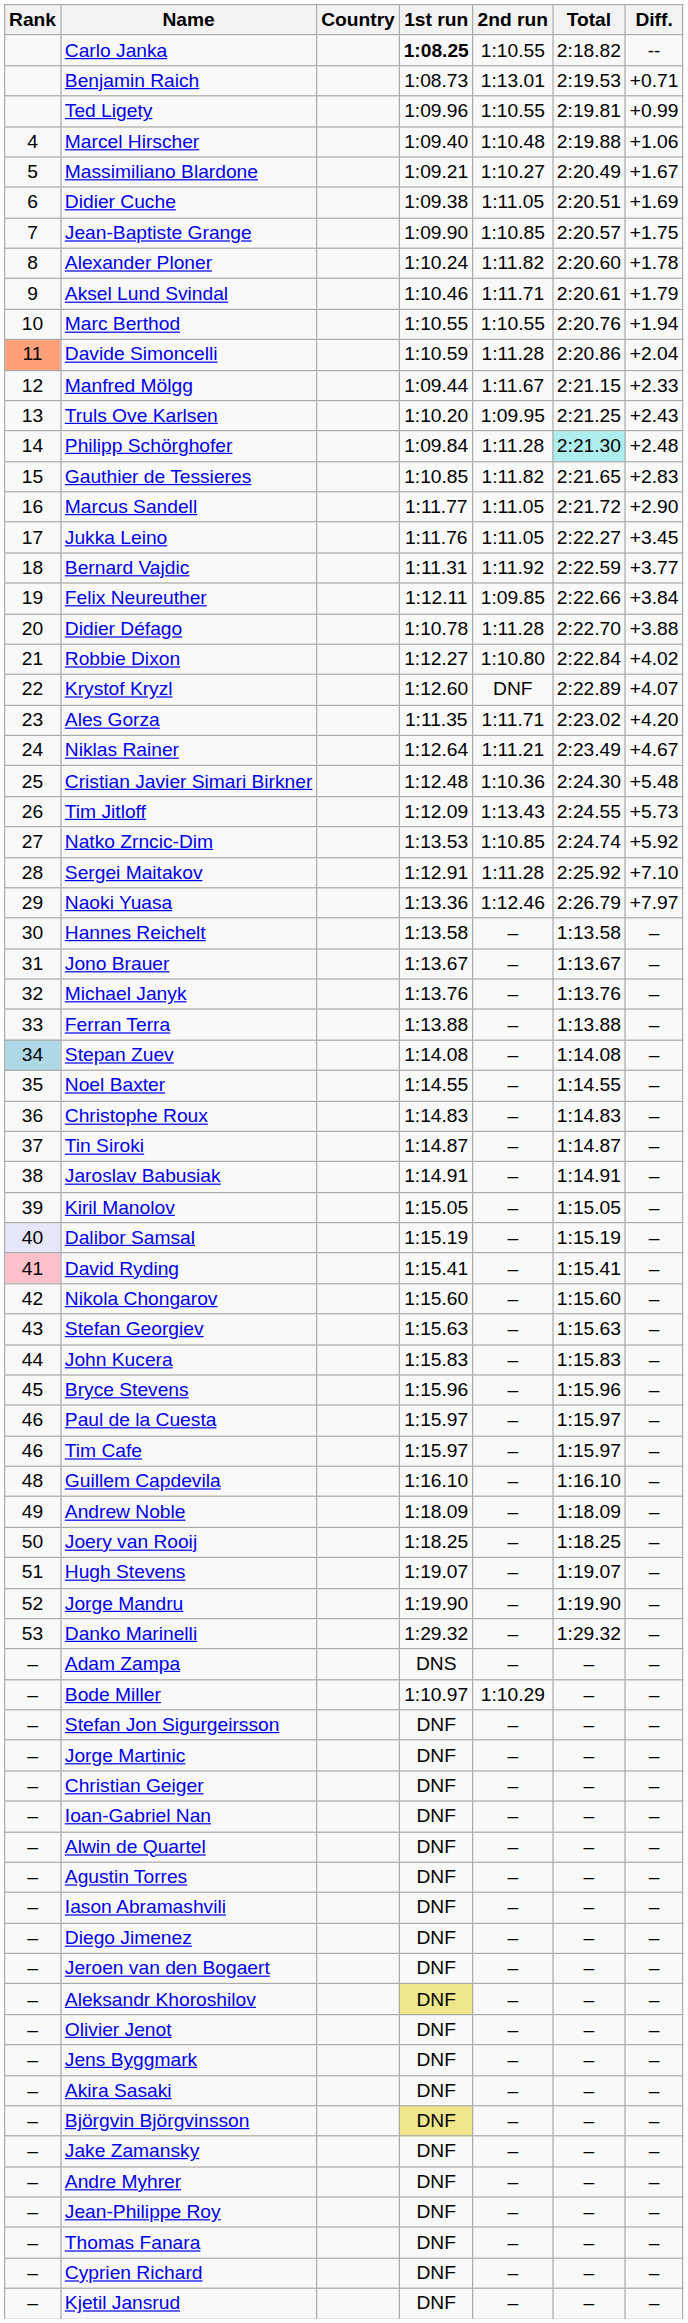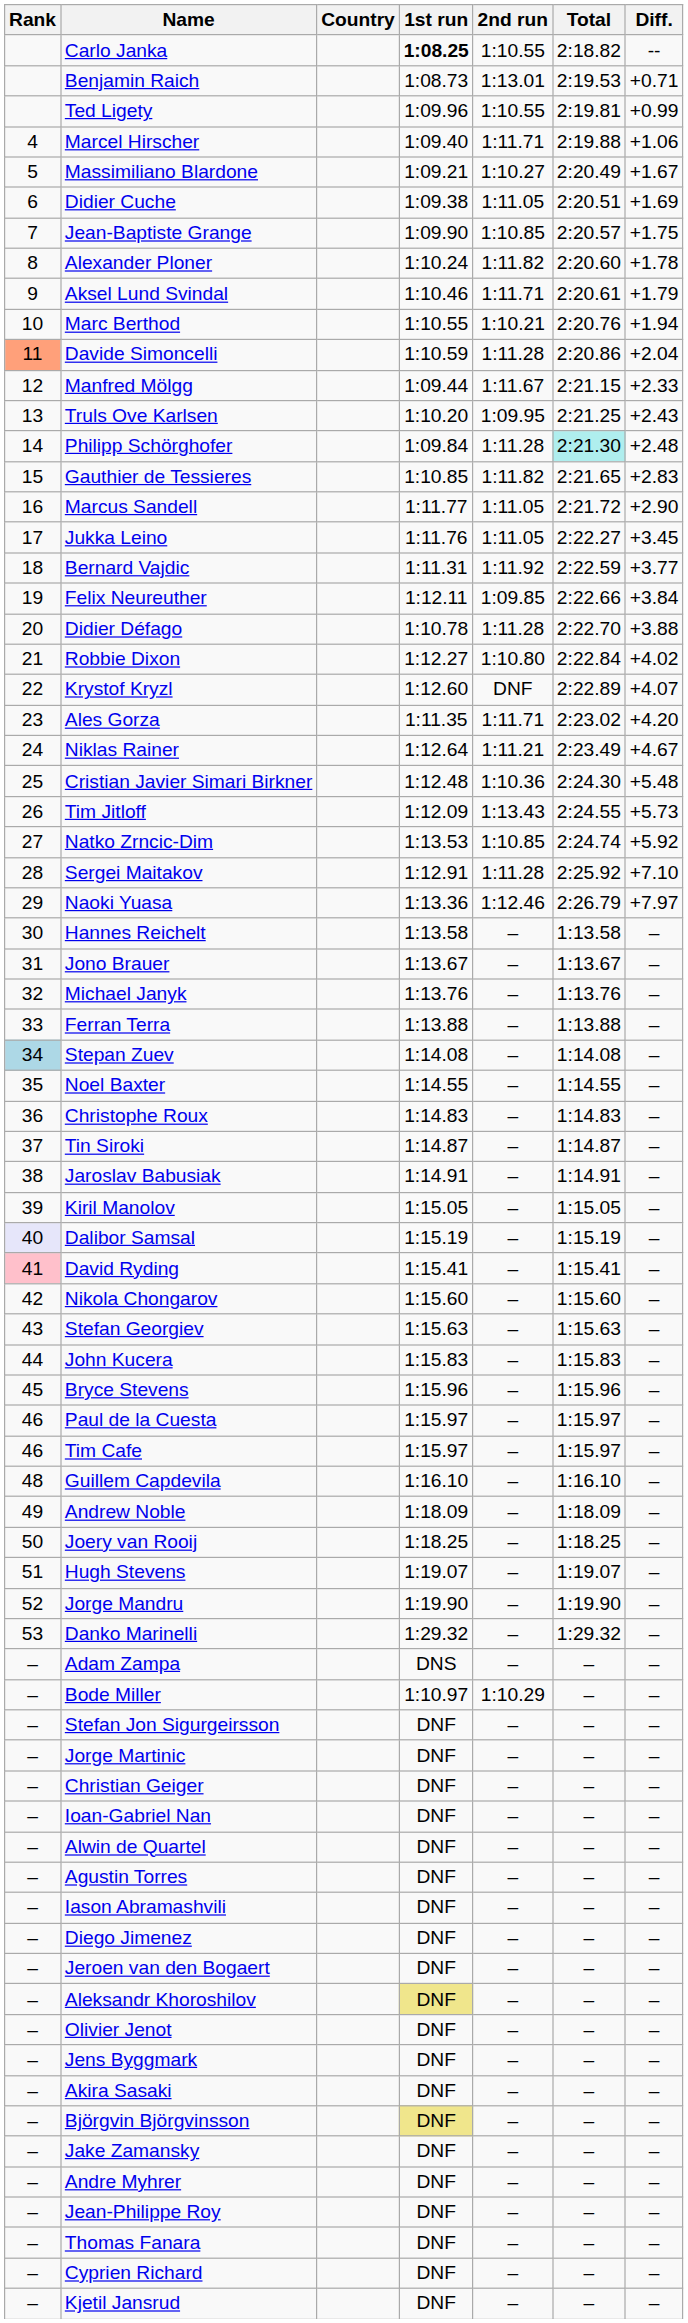(513, 141) 1:10.48 -> (513, 141) 1:11.71
(513, 324) 1:10.55 -> (513, 324) 1:10.21
